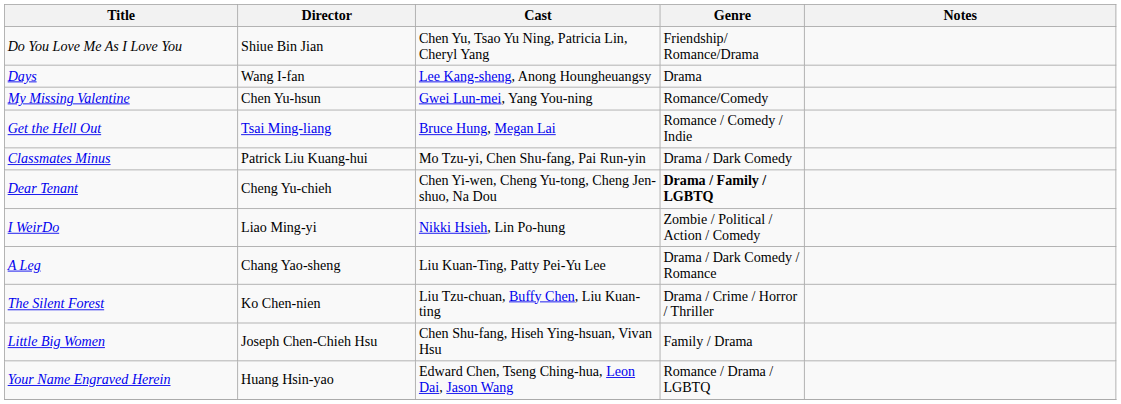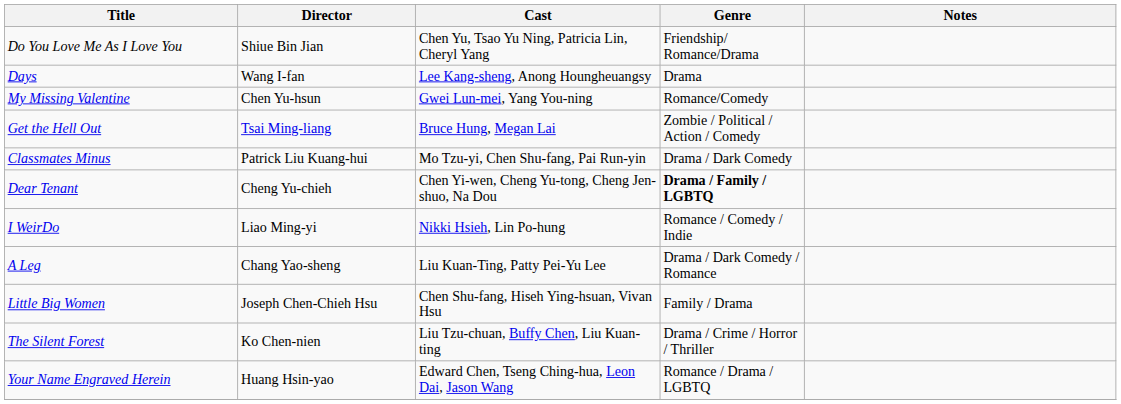(723, 128) Romance / Comedy / Indie -> (718, 128) Zombie / Political / Action / Comedy
(718, 227) Zombie / Political / Action / Comedy -> (723, 227) Romance / Comedy / Indie
rows swapped: (56, 303) <-> (56, 341)
